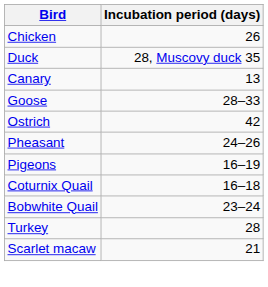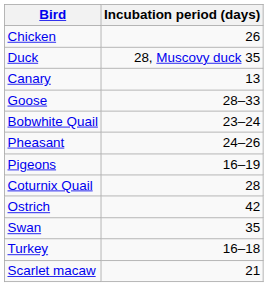rows swapped: (29, 121) <-> (53, 206)
(241, 185) 16–18 -> (253, 185) 28
+ row: (24, 228)
(253, 228) 28 -> (241, 249) 16–18
